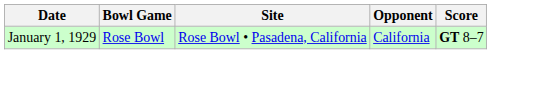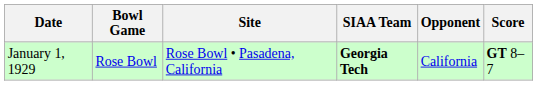+ column: (377, 23)
